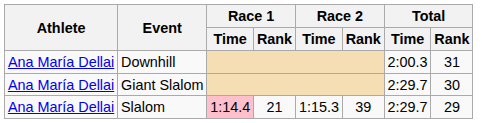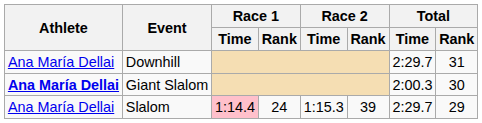(408, 62) 2:00.3 -> (412, 62) 2:29.7
(61, 85) normal -> (63, 85) bold
(408, 85) 2:29.7 -> (412, 85) 2:00.3
(275, 107) 21 -> (279, 107) 24
